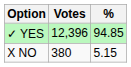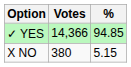(70, 33) 12,396 -> (70, 33) 14,366
